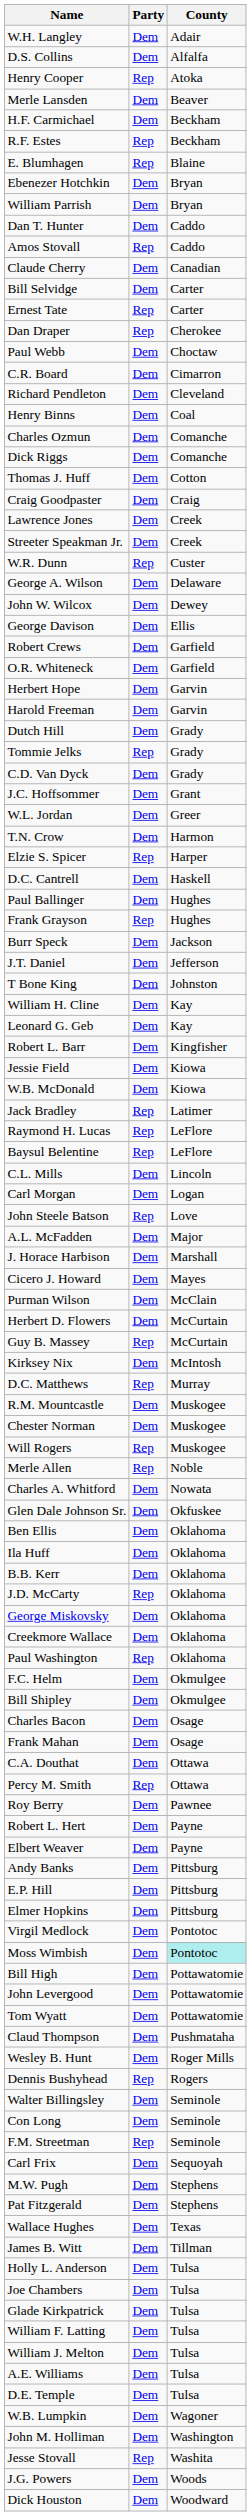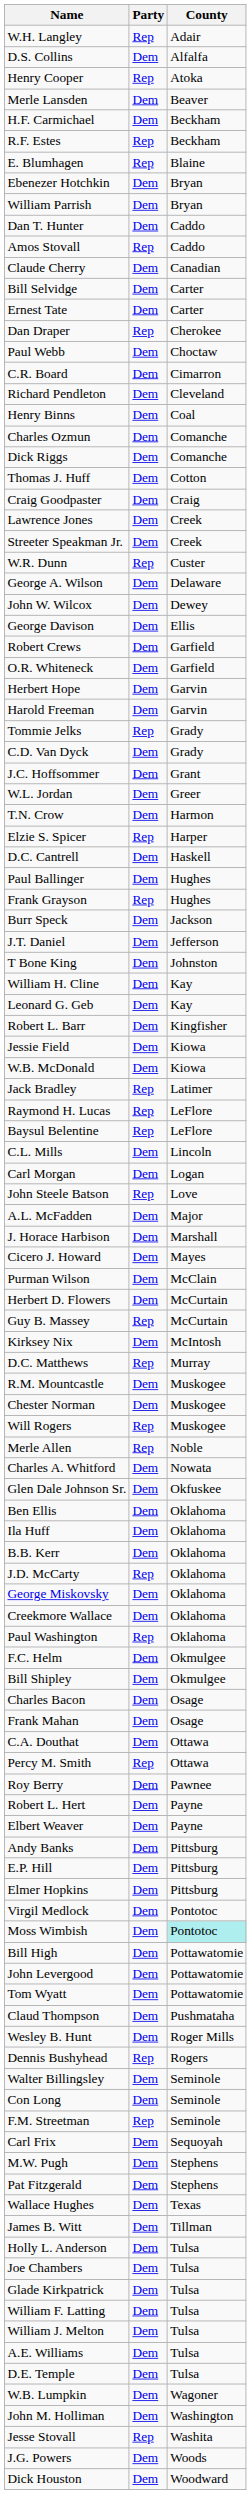(145, 36) Dem -> (143, 36) Rep
(143, 309) Rep -> (145, 309) Dem
- row: (36, 731)
